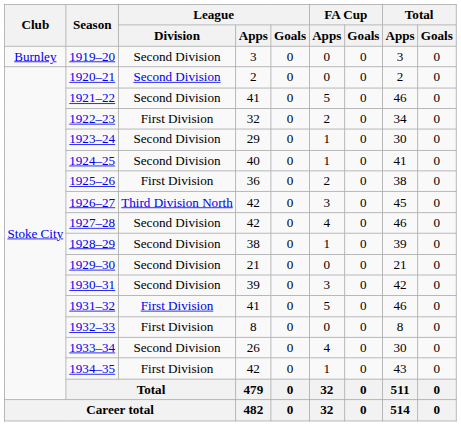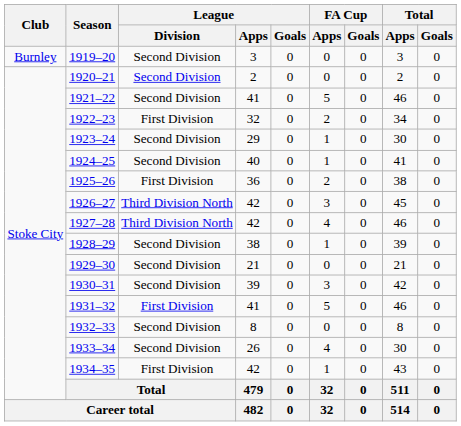(177, 222) Second Division -> (177, 222) Third Division North
(177, 327) First Division -> (177, 327) Second Division
